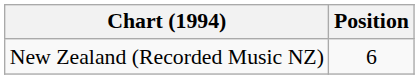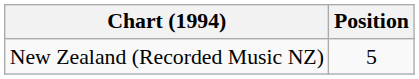(371, 56) 6 -> (371, 56) 5
